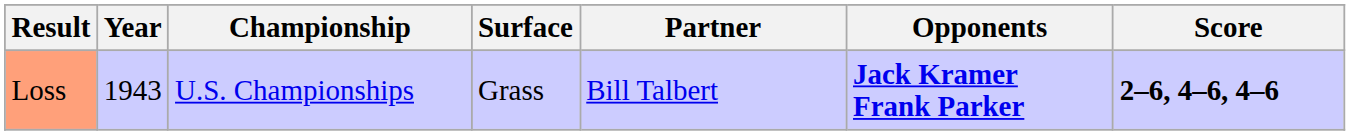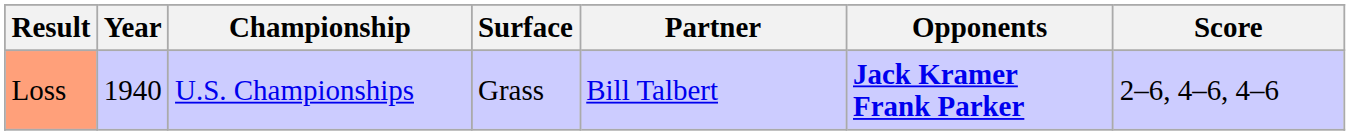(133, 89) 1943 -> (133, 89) 1940
(1199, 89) bold -> (1199, 89) normal
